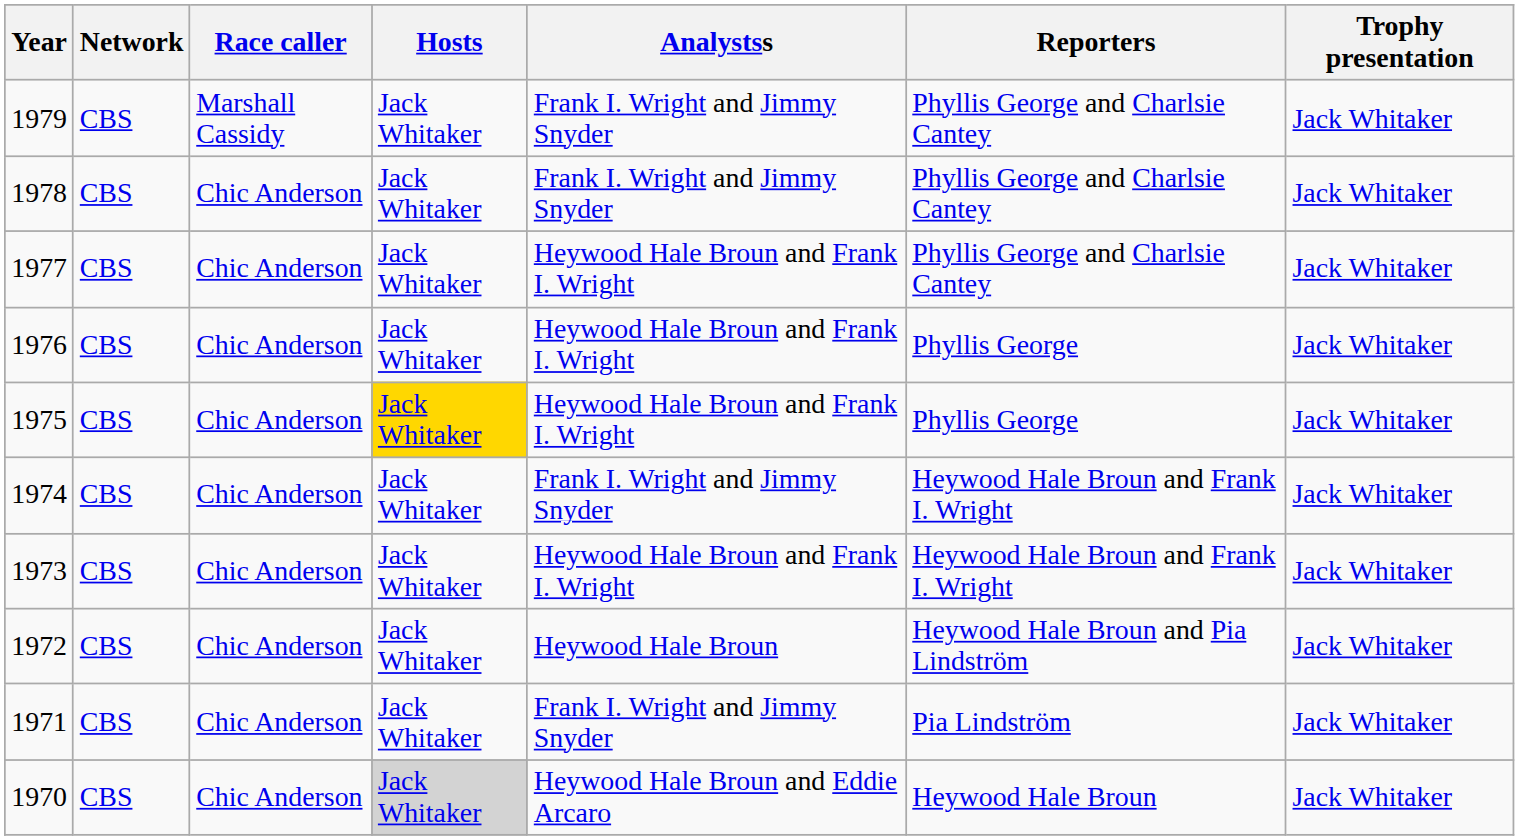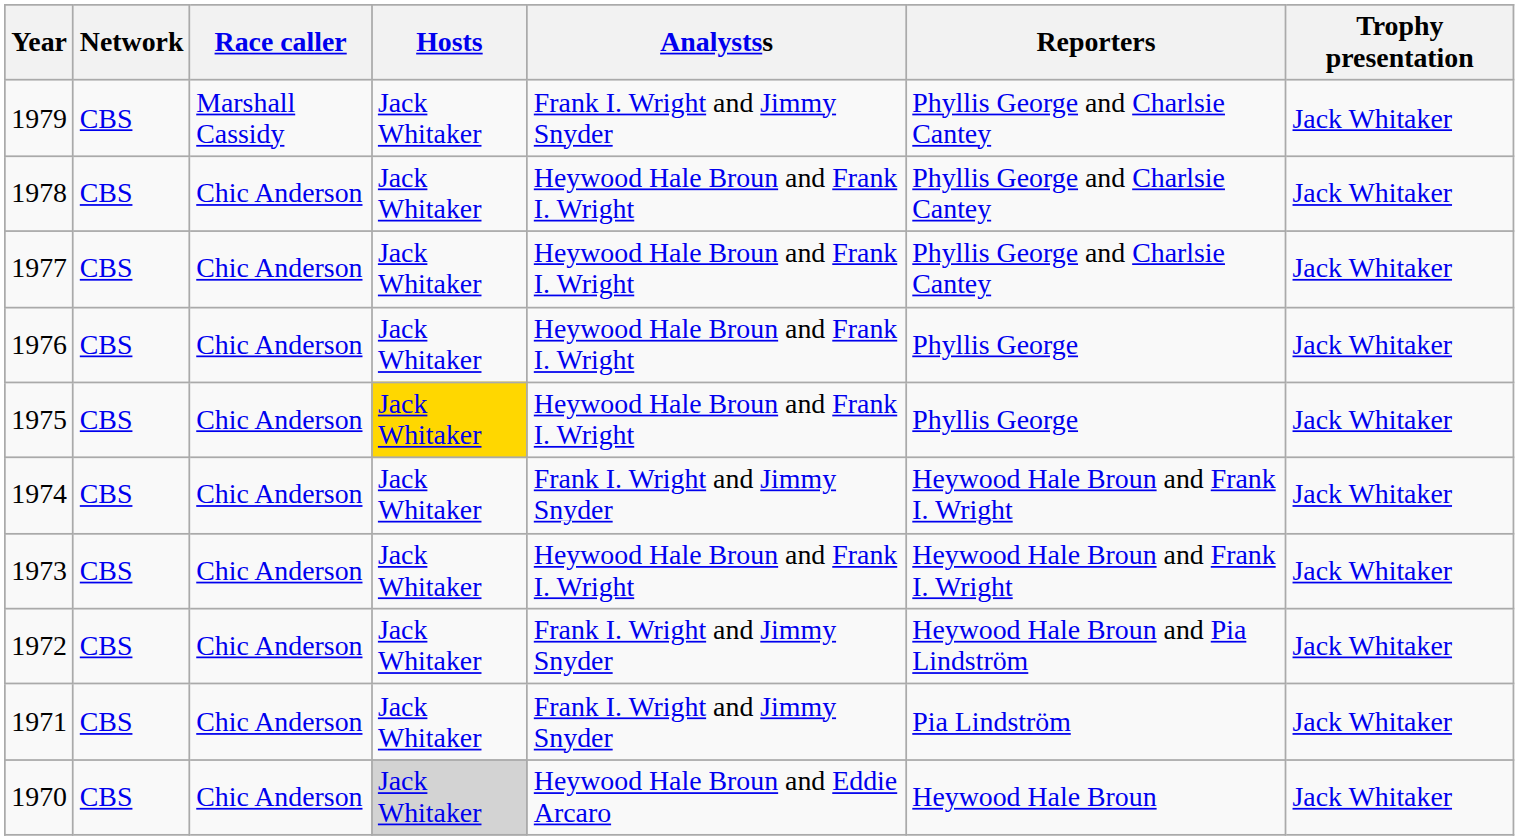(685, 193) Frank I. Wright and Jimmy Snyder -> (716, 193) Heywood Hale Broun and Frank I. Wright
(656, 646) Heywood Hale Broun -> (685, 646) Frank I. Wright and Jimmy Snyder
